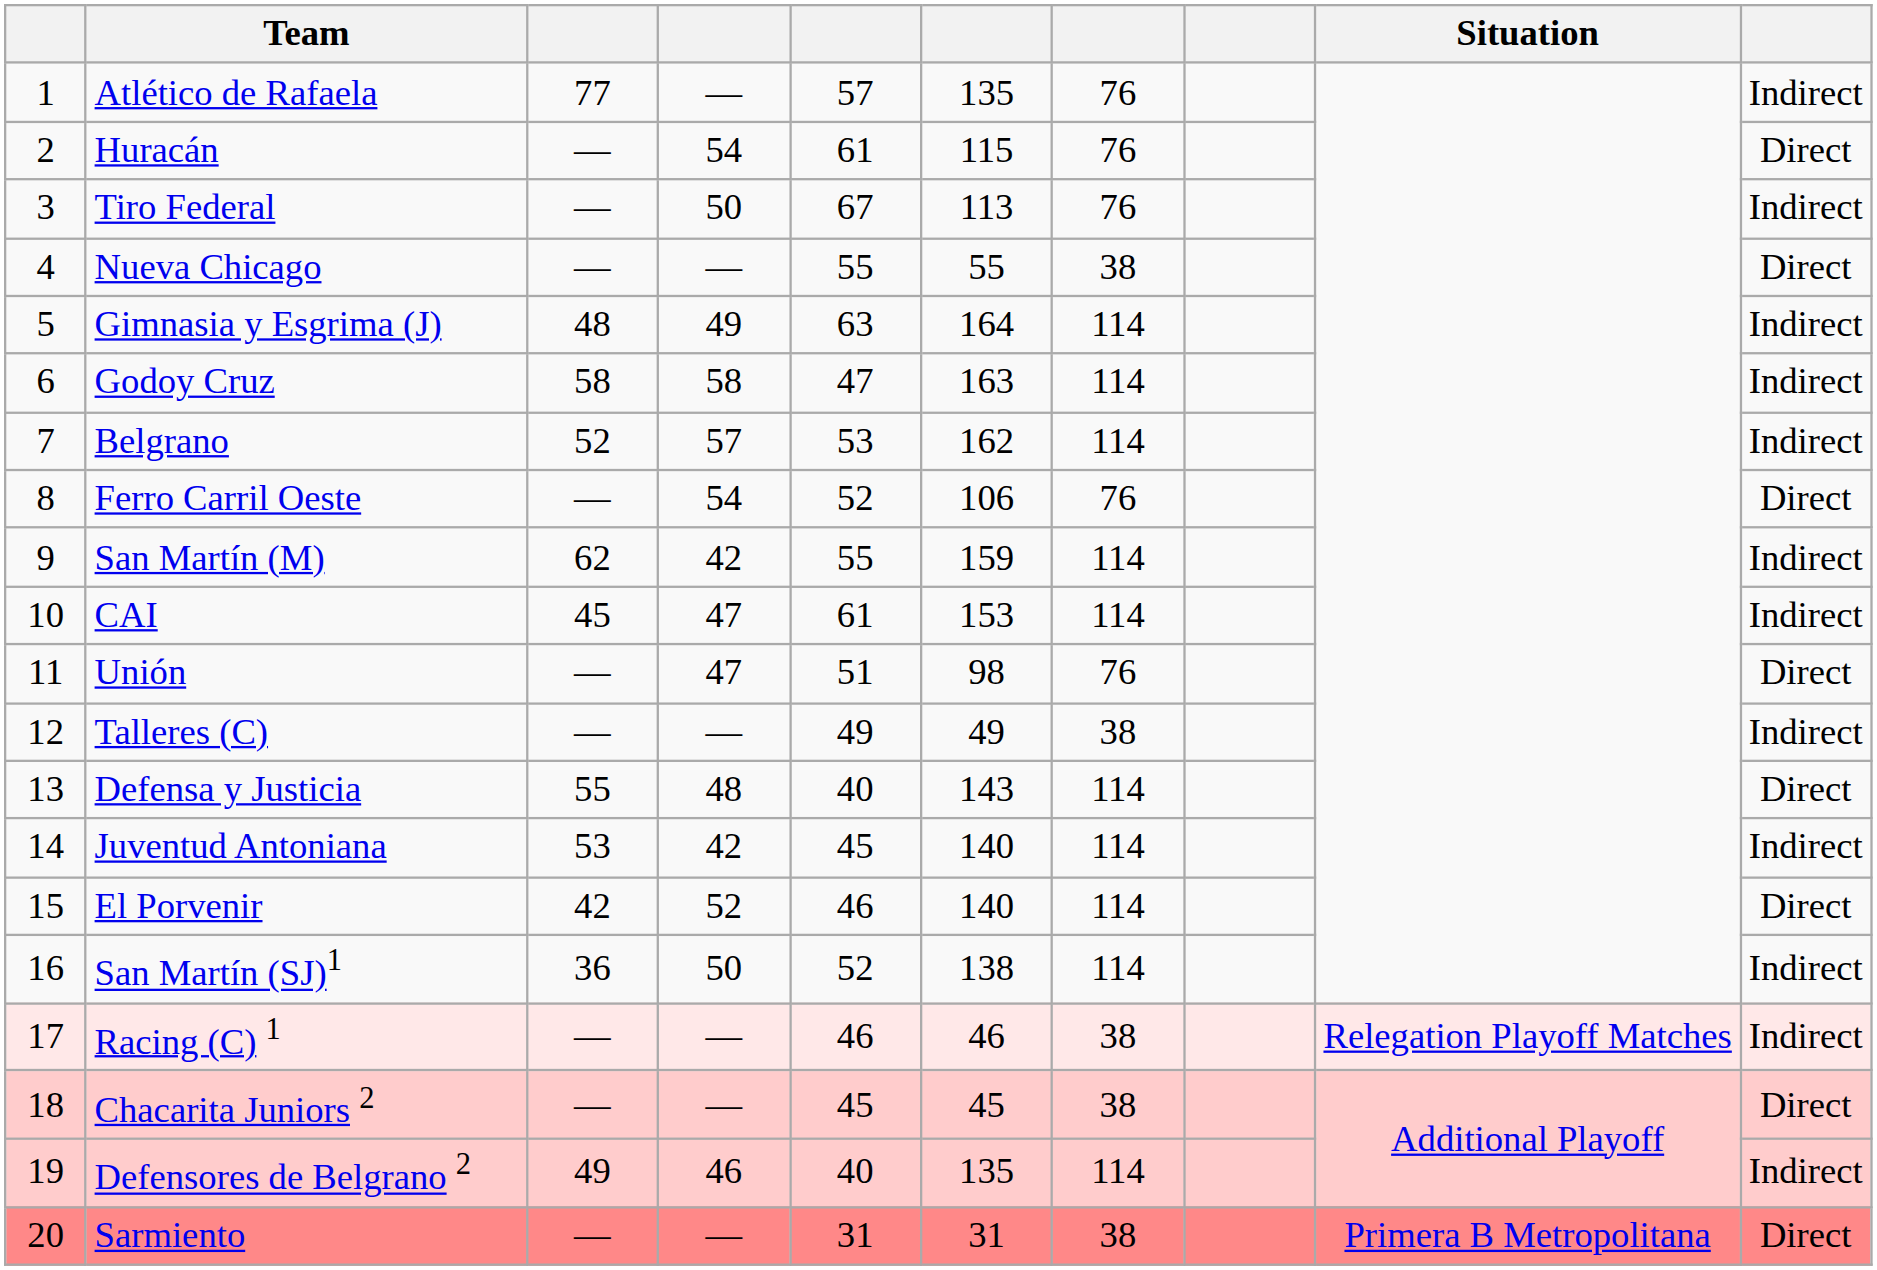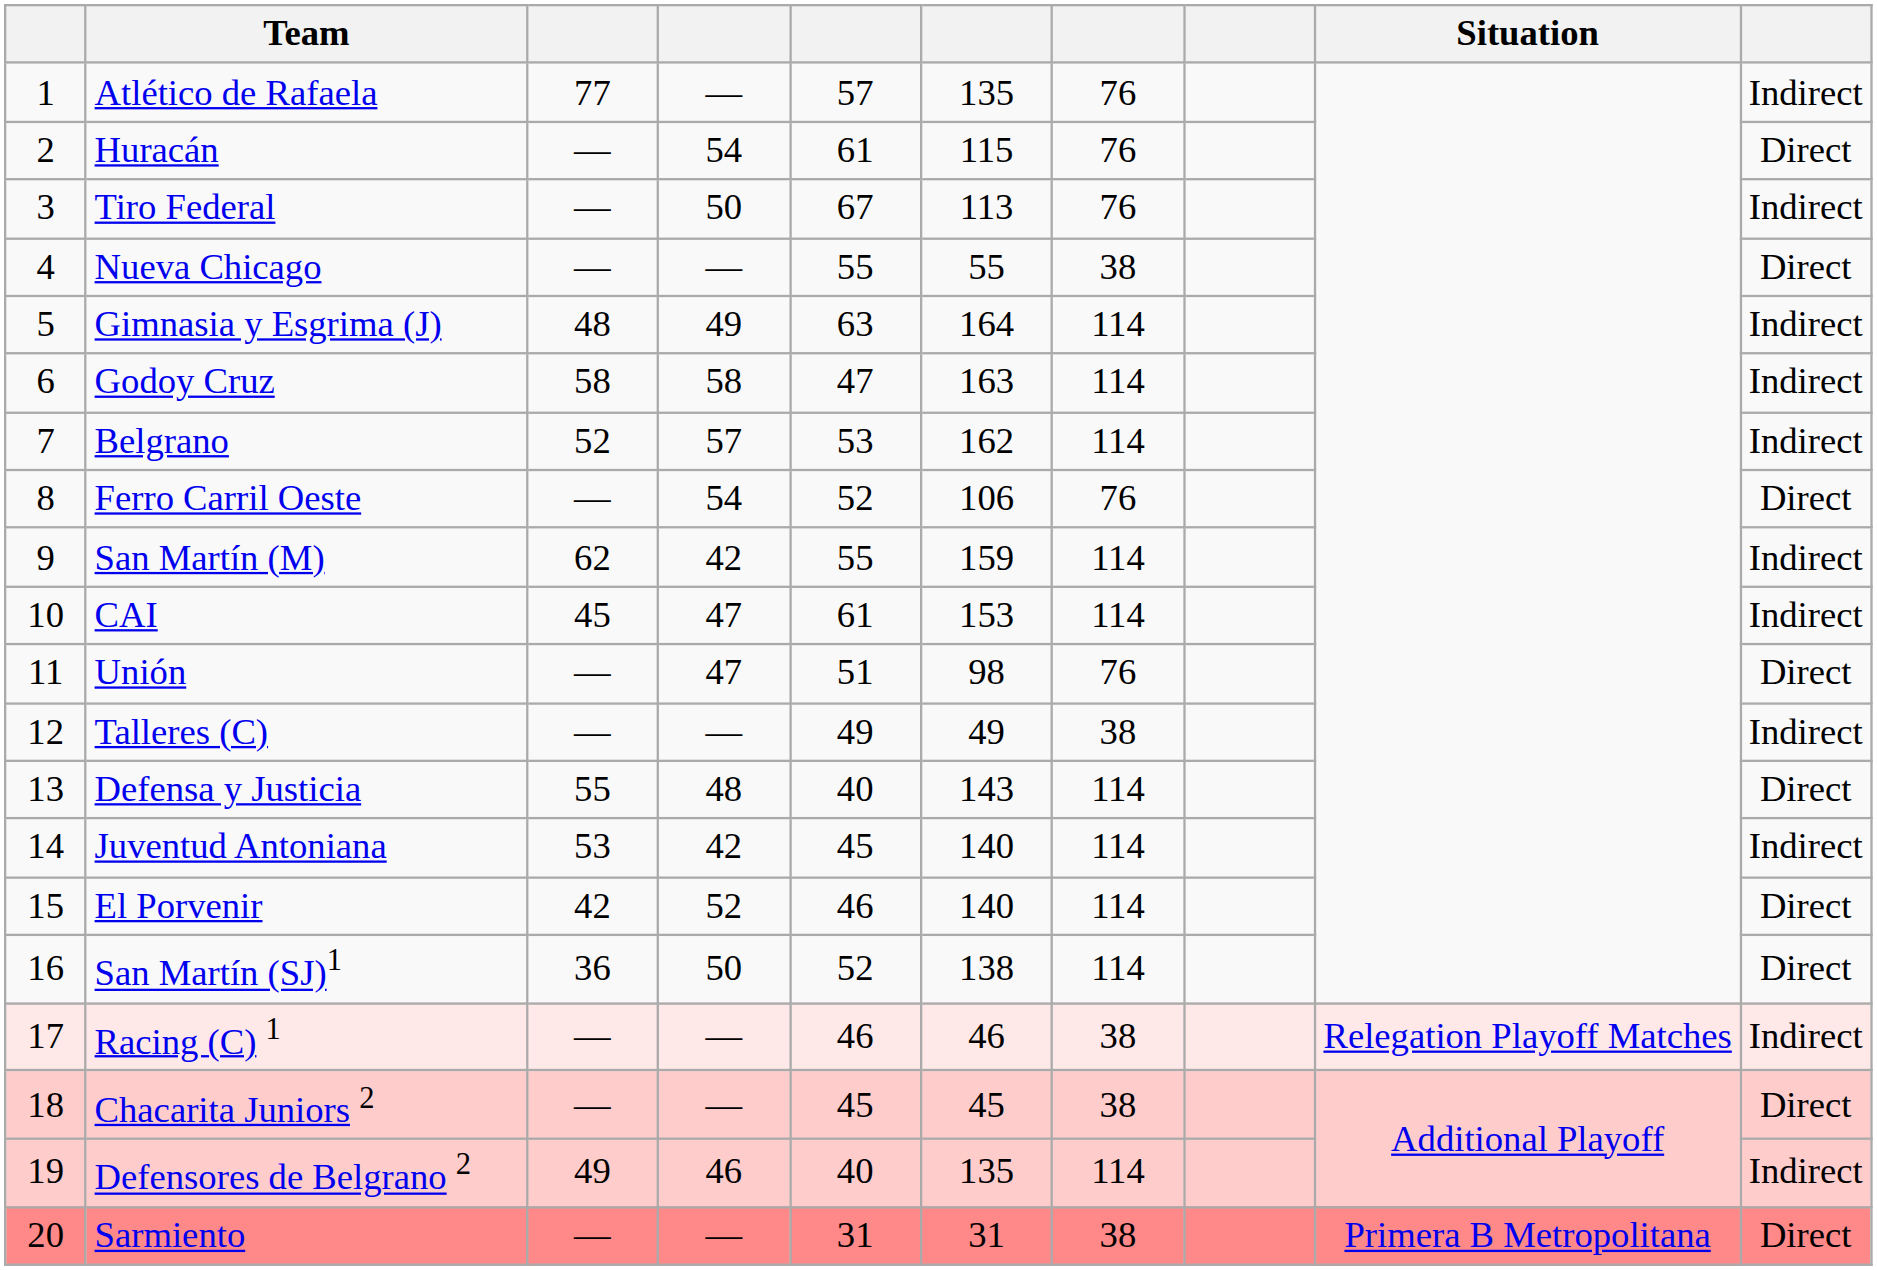(1806, 968) Indirect -> (1806, 968) Direct
